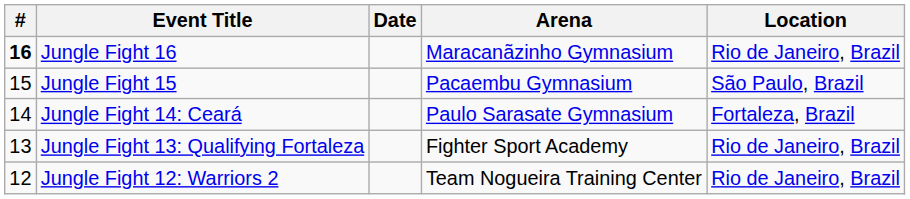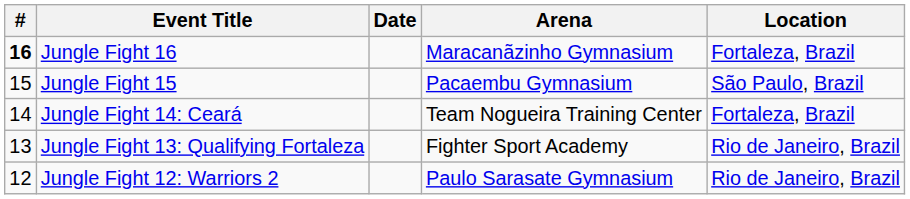(806, 52) Rio de Janeiro, Brazil -> (783, 52) Fortaleza, Brazil
(550, 115) Paulo Sarasate Gymnasium -> (564, 115) Team Nogueira Training Center
(564, 178) Team Nogueira Training Center -> (550, 178) Paulo Sarasate Gymnasium
